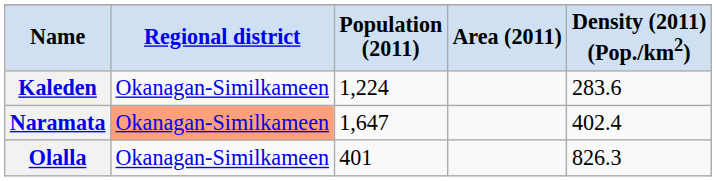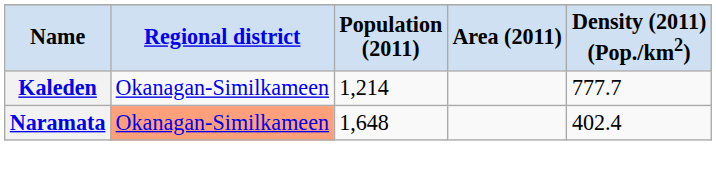(364, 87) 1,224 -> (364, 87) 1,214
(597, 87) 283.6 -> (597, 87) 777.7
(364, 122) 1,647 -> (364, 122) 1,648
- row: (58, 157)
